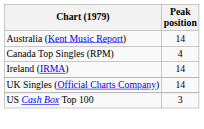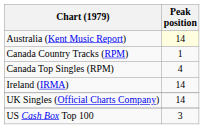(180, 38) no background -> (180, 38) lightyellow background
+ row: (67, 54)
